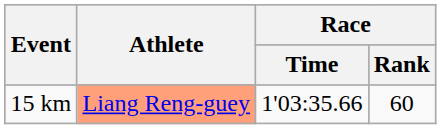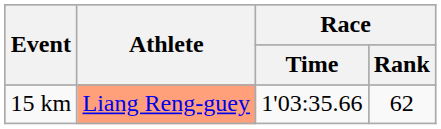(402, 104) 60 -> (402, 104) 62
